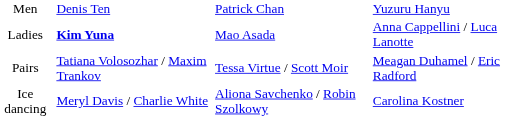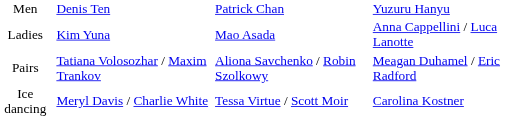(85, 34) bold -> (83, 34) normal
(282, 67) Tessa Virtue / Scott Moir -> (285, 67) Aliona Savchenko / Robin Szolkowy
(285, 101) Aliona Savchenko / Robin Szolkowy -> (282, 101) Tessa Virtue / Scott Moir
